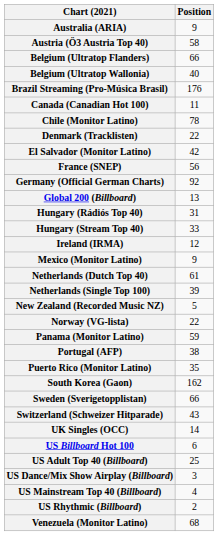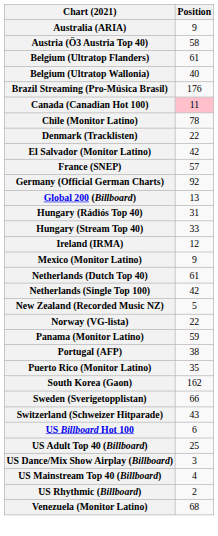(194, 58) 66 -> (194, 58) 61
(194, 105) no background -> (194, 105) pink background
(194, 167) 56 -> (194, 167) 57
(194, 290) 39 -> (194, 290) 42
- row: (90, 430)
